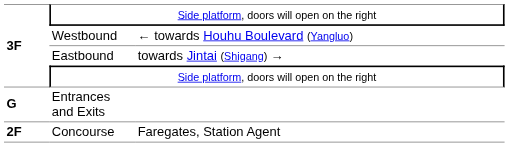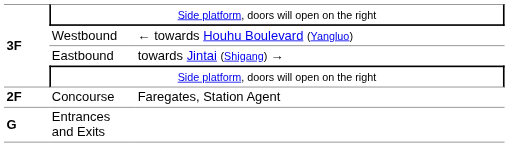rows swapped: (83, 132) <-> (81, 104)
